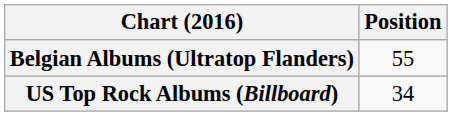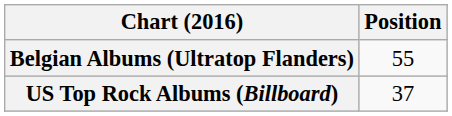(403, 93) 34 -> (403, 93) 37
